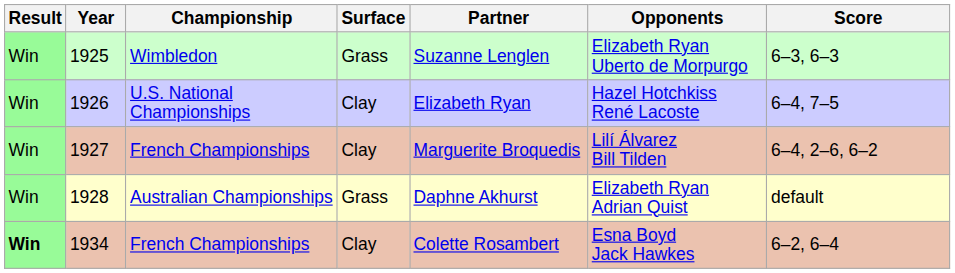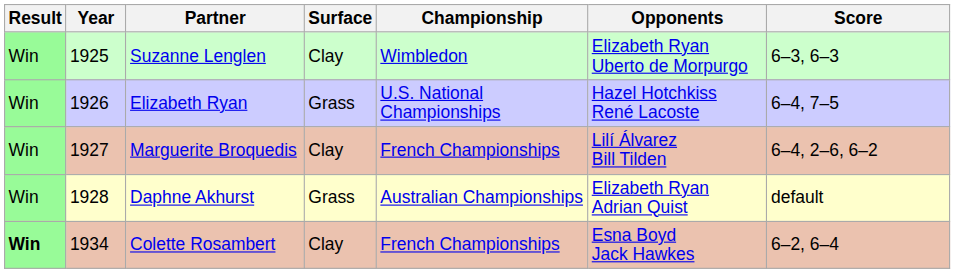columns swapped: (232, 18) <-> (499, 18)
(365, 55) Grass -> (326, 55) Clay
(359, 103) Clay -> (332, 103) Grass
